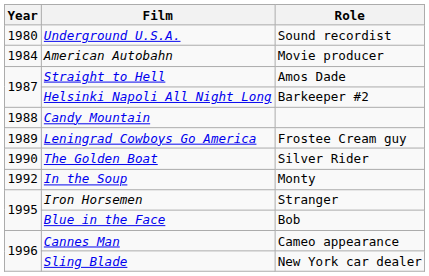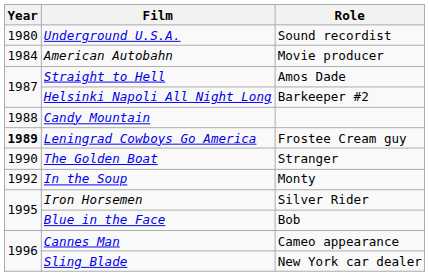(23, 138) normal -> (23, 138) bold
(323, 159) Silver Rider -> (308, 159) Stranger
(308, 200) Stranger -> (323, 200) Silver Rider
